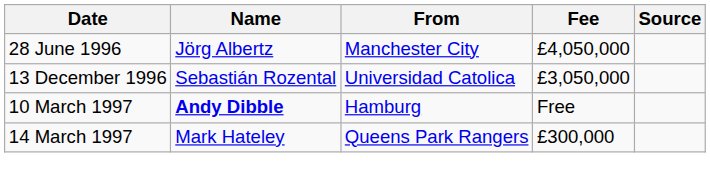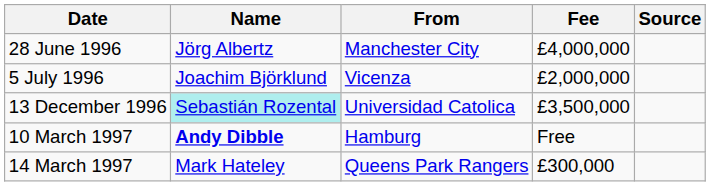(583, 48) £4,050,000 -> (583, 48) £4,000,000
+ row: (56, 78)
(256, 78) no background -> (256, 107) paleturquoise background
(583, 78) £3,050,000 -> (583, 107) £3,500,000
